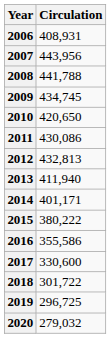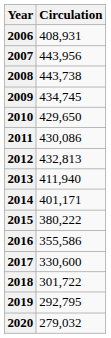(60, 76) 441,788 -> (60, 76) 443,738
(60, 117) 420,650 -> (60, 117) 429,650
(60, 302) 296,725 -> (60, 302) 292,795
